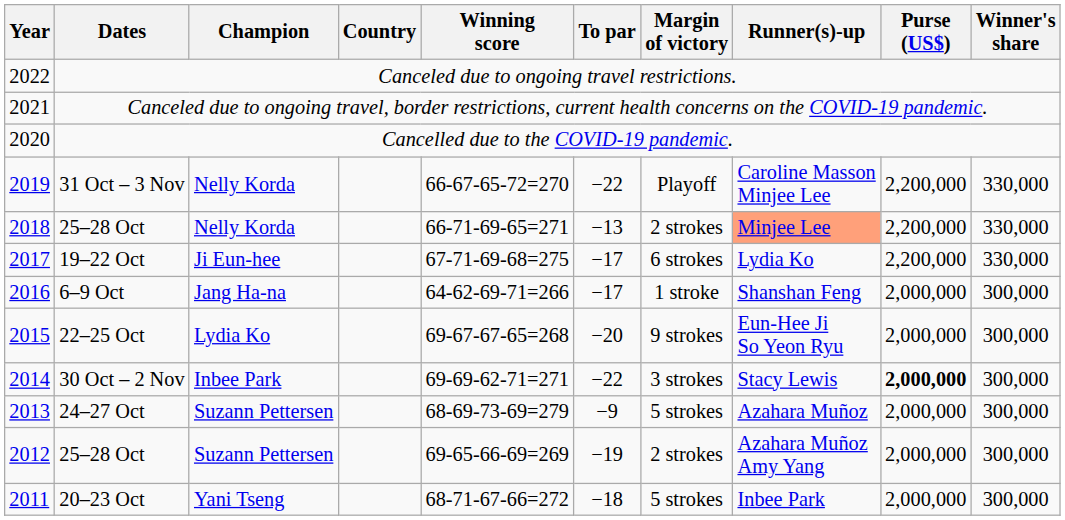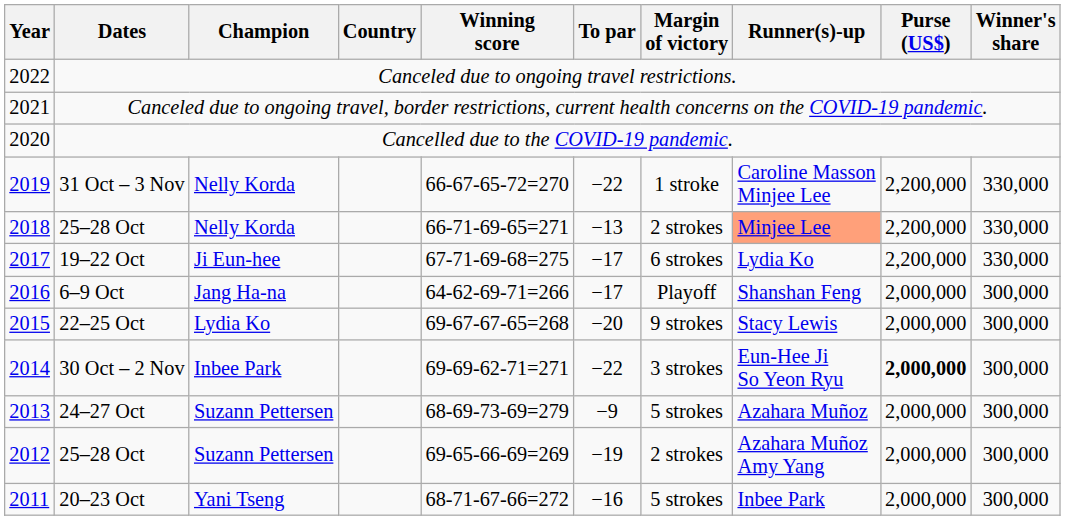(687, 183) Playoff -> (687, 183) 1 stroke
(687, 291) 1 stroke -> (687, 291) Playoff
(790, 335) Eun-Hee Ji So Yeon Ryu -> (787, 324) Stacy Lewis
(787, 379) Stacy Lewis -> (790, 367) Eun-Hee Ji So Yeon Ryu
(607, 498) −18 -> (607, 498) −16
